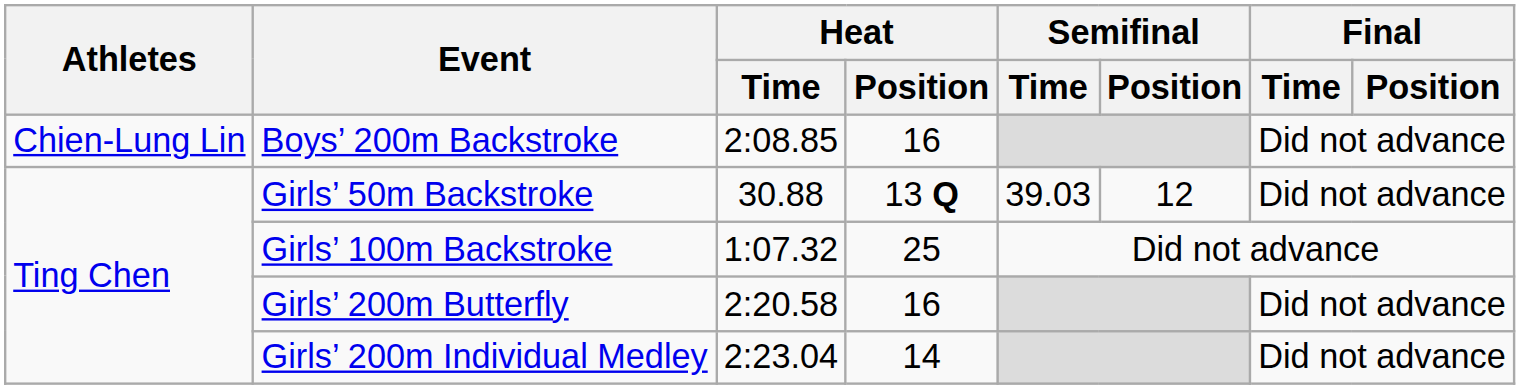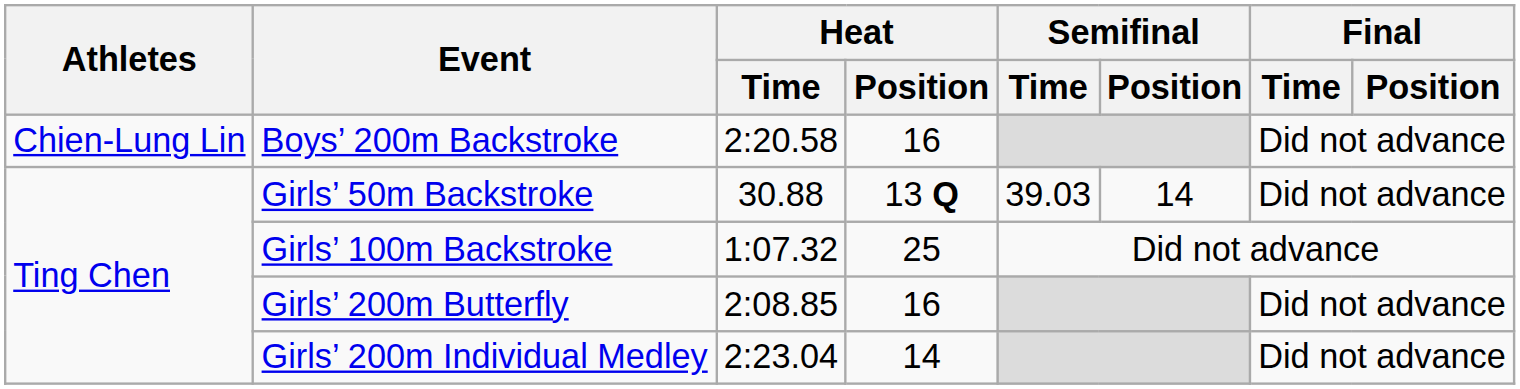(781, 141) 2:08.85 -> (781, 141) 2:20.58
(1175, 195) 12 -> (1175, 195) 14
(781, 303) 2:20.58 -> (781, 303) 2:08.85
